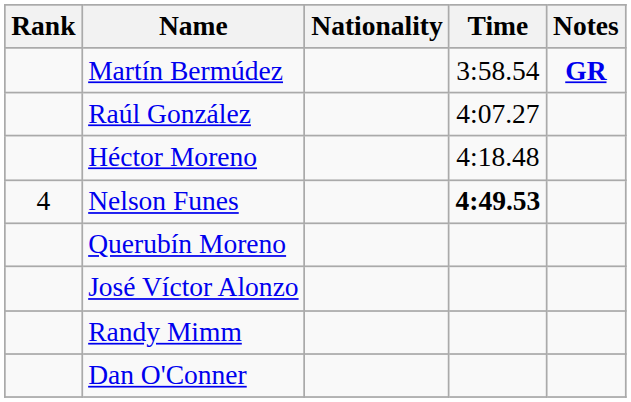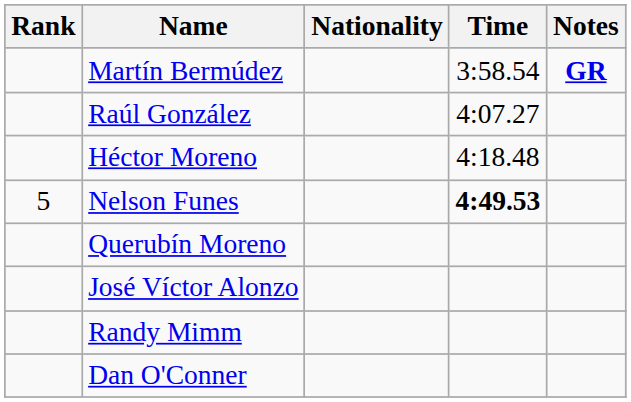(43, 200) 4 -> (43, 200) 5
